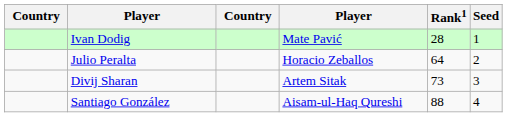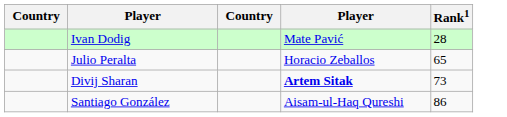- column: (486, 16)
(437, 60) 64 -> (440, 60) 65
(314, 80) normal -> (318, 80) bold
(437, 101) 88 -> (440, 101) 86
